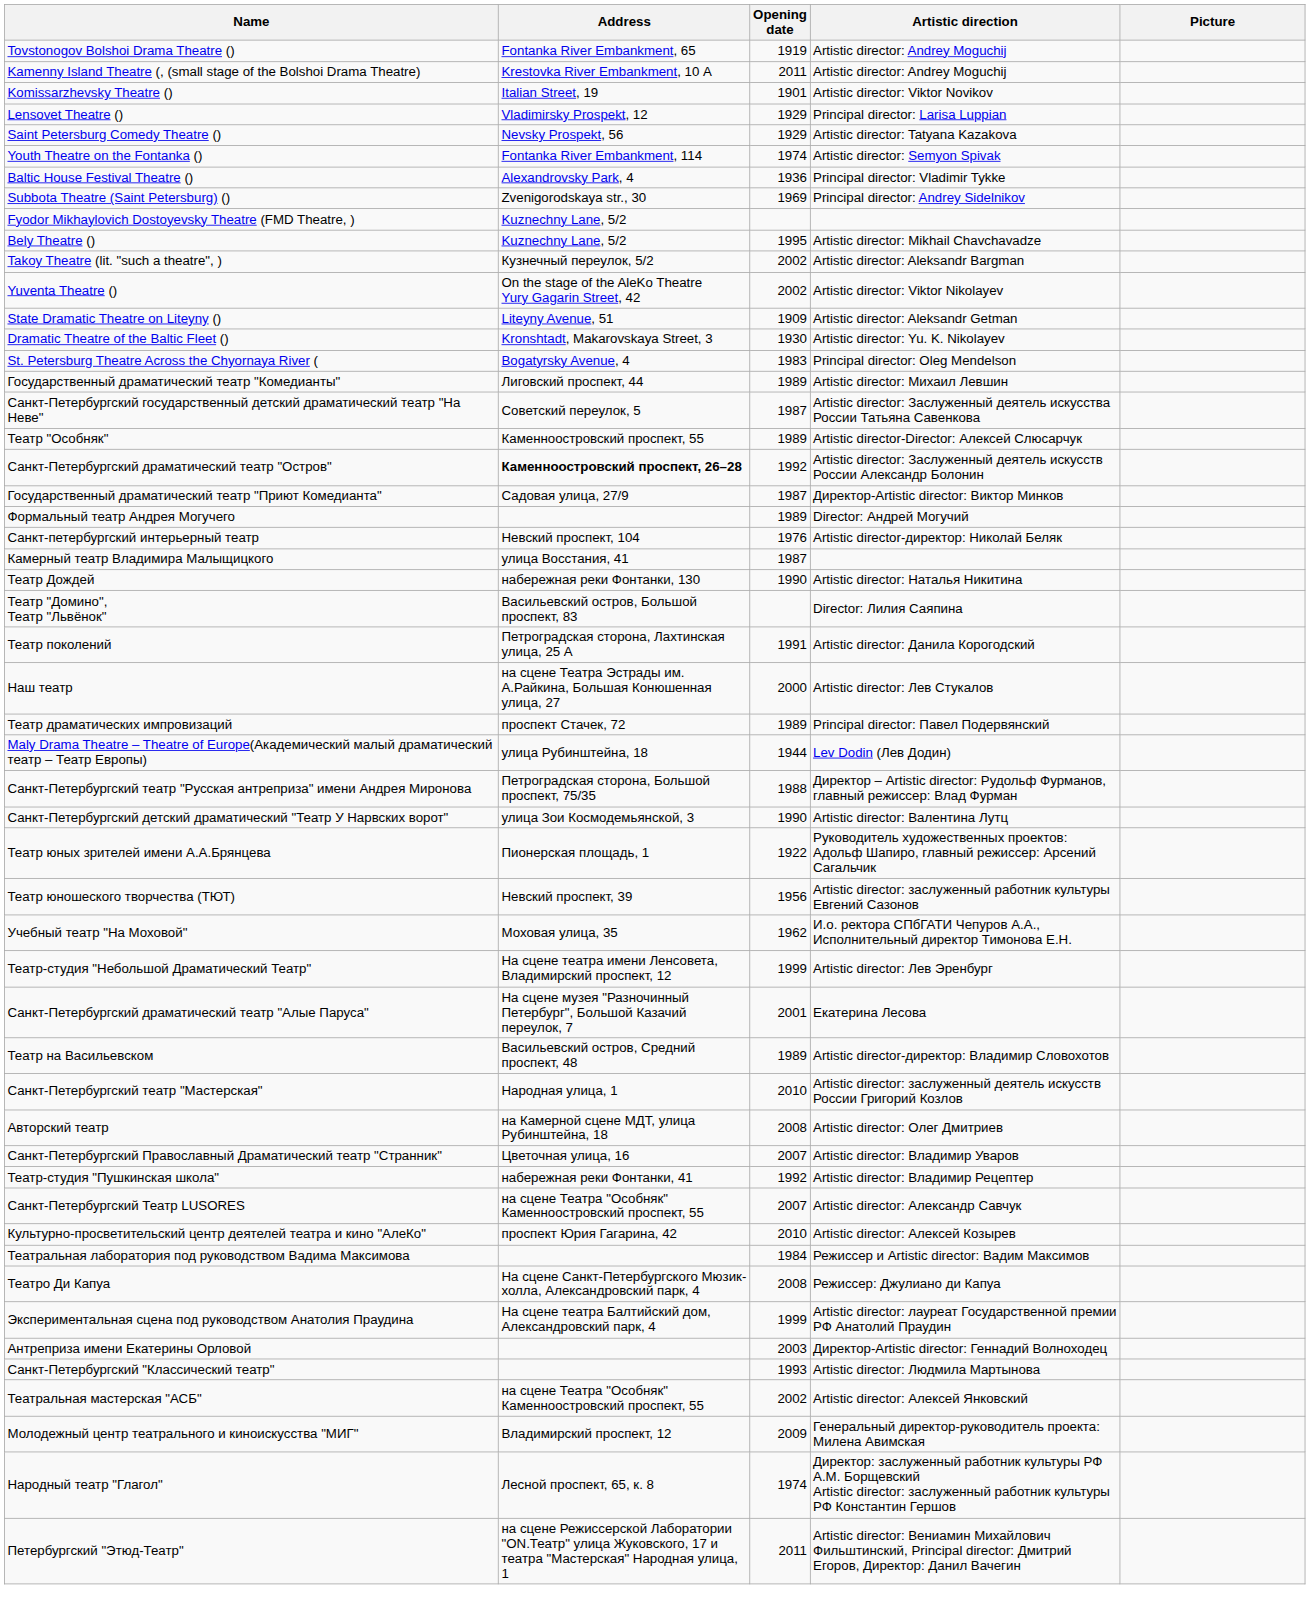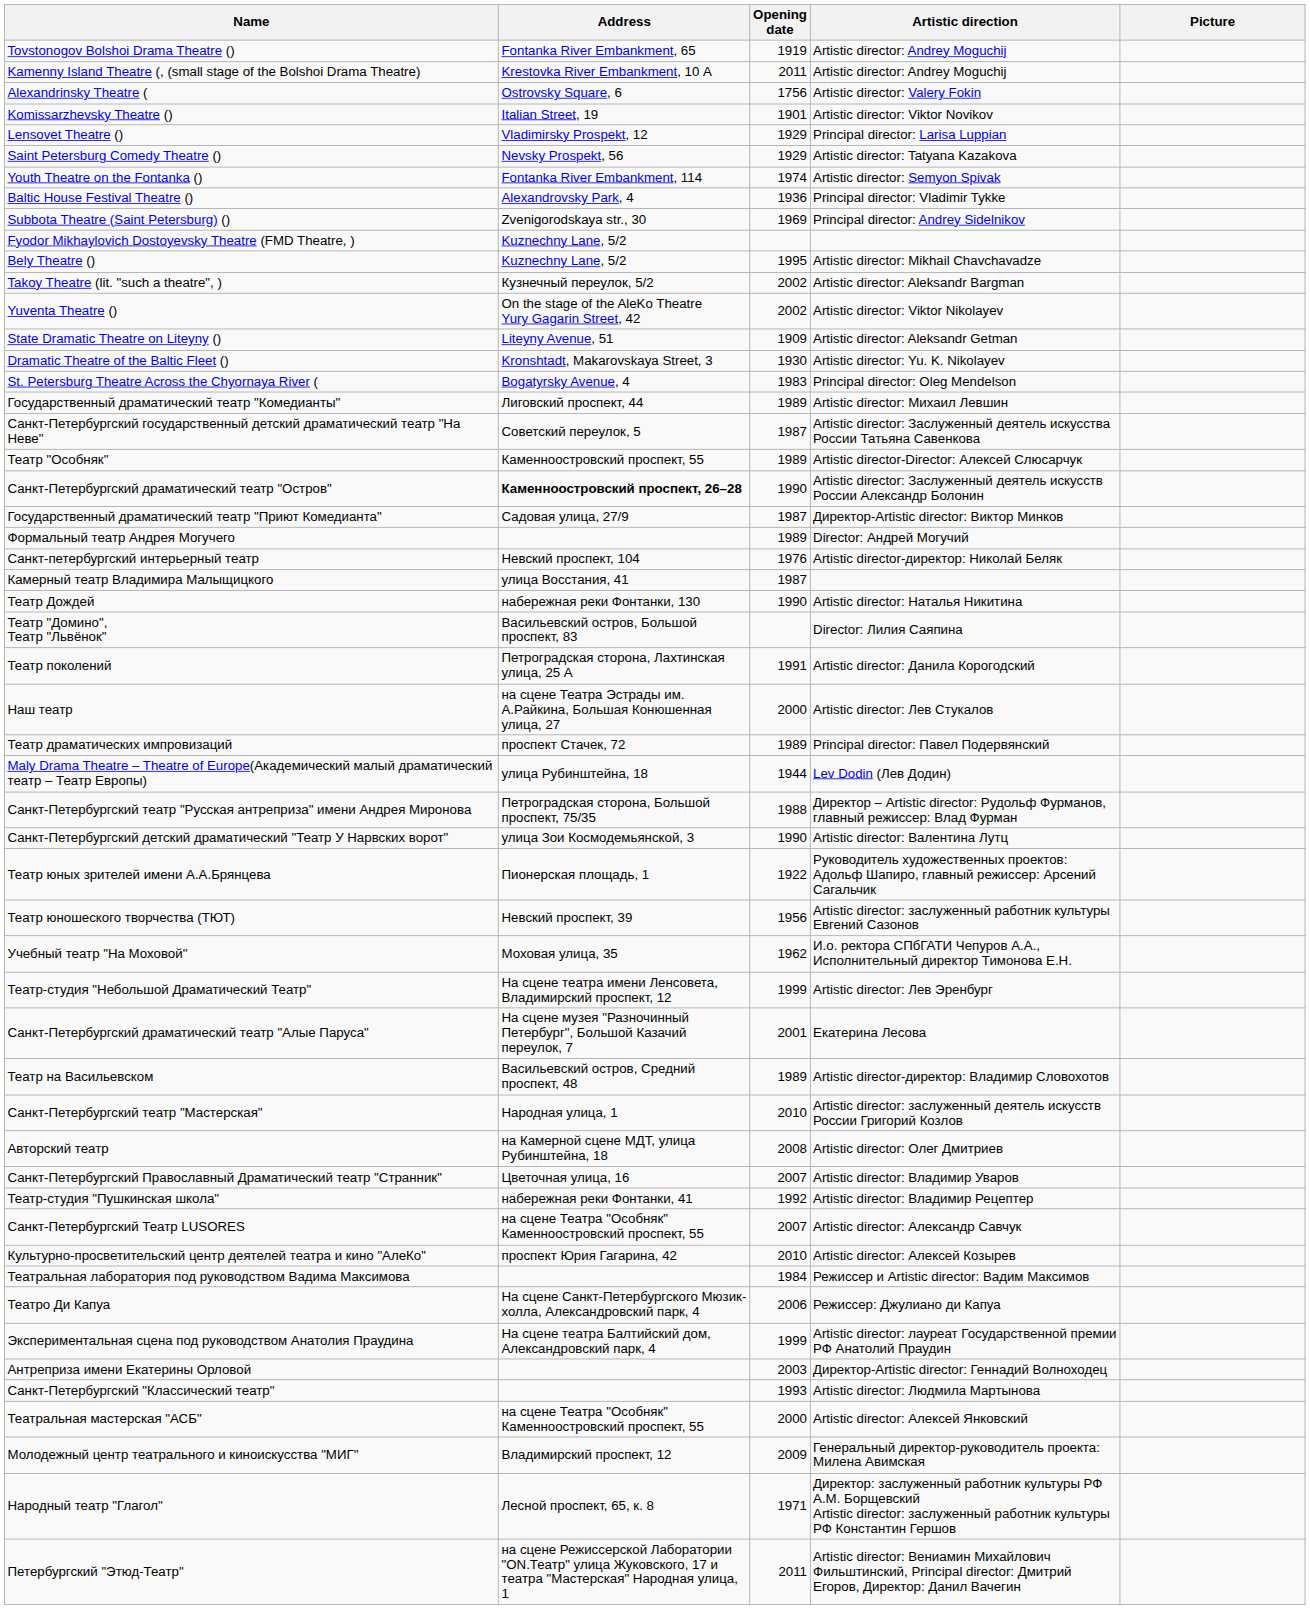+ row: (77, 93)
(792, 467) 1992 -> (792, 488) 1990
(792, 1283) 2008 -> (792, 1305) 2006
(792, 1398) 2002 -> (792, 1419) 2000
(792, 1485) 1974 -> (792, 1506) 1971
